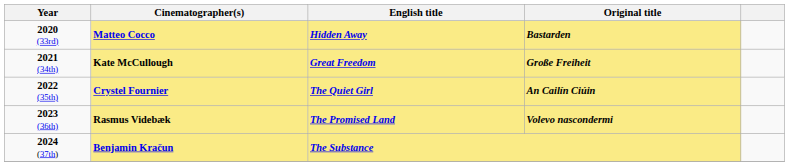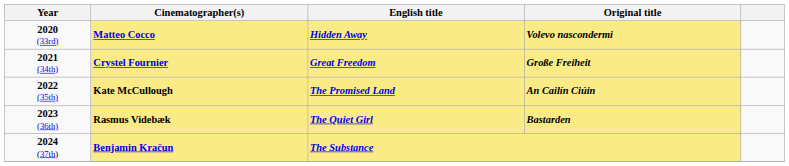(549, 35) Bastarden -> (570, 35) Volevo nascondermi
(133, 63) Kate McCullough -> (131, 63) Crystel Fournier
(131, 91) Crystel Fournier -> (133, 91) Kate McCullough
(341, 91) The Quiet Girl -> (352, 91) The Promised Land
(352, 119) The Promised Land -> (341, 119) The Quiet Girl
(570, 119) Volevo nascondermi -> (549, 119) Bastarden
